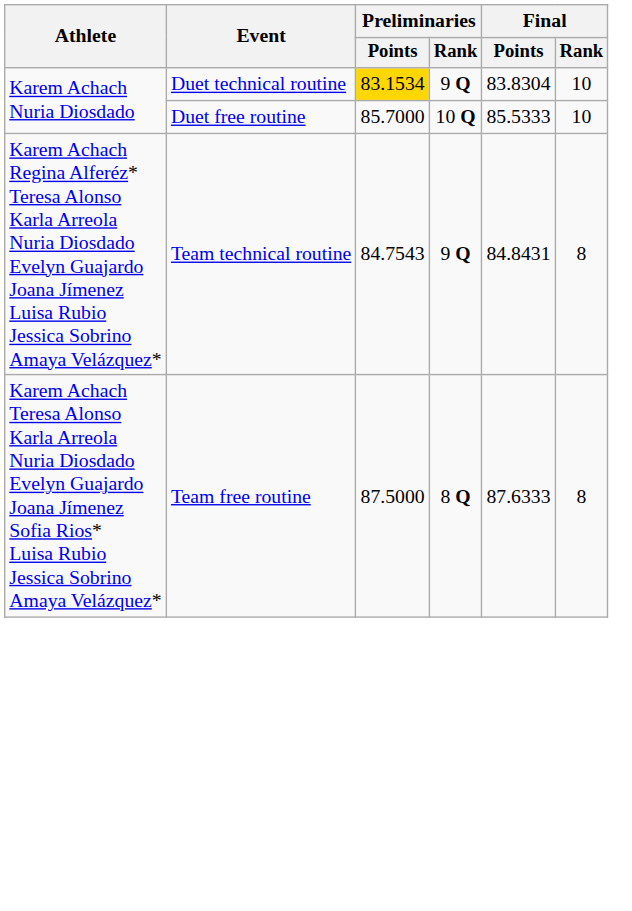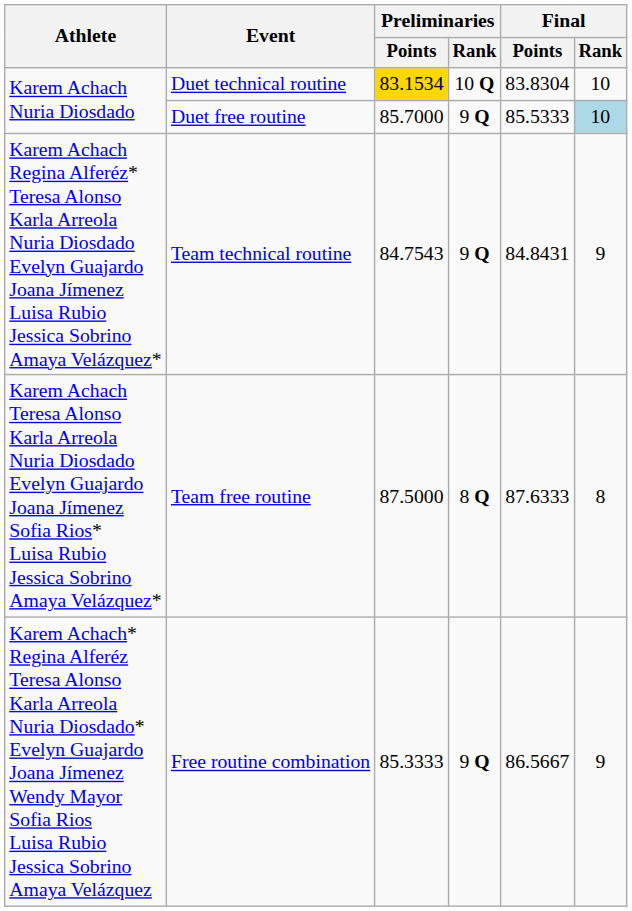(456, 84) 9 Q -> (474, 84) 10 Q
(456, 117) 10 Q -> (474, 117) 9 Q
(581, 117) no background -> (600, 117) lightblue background
(581, 254) 8 -> (600, 254) 9
+ row: (271, 761)
